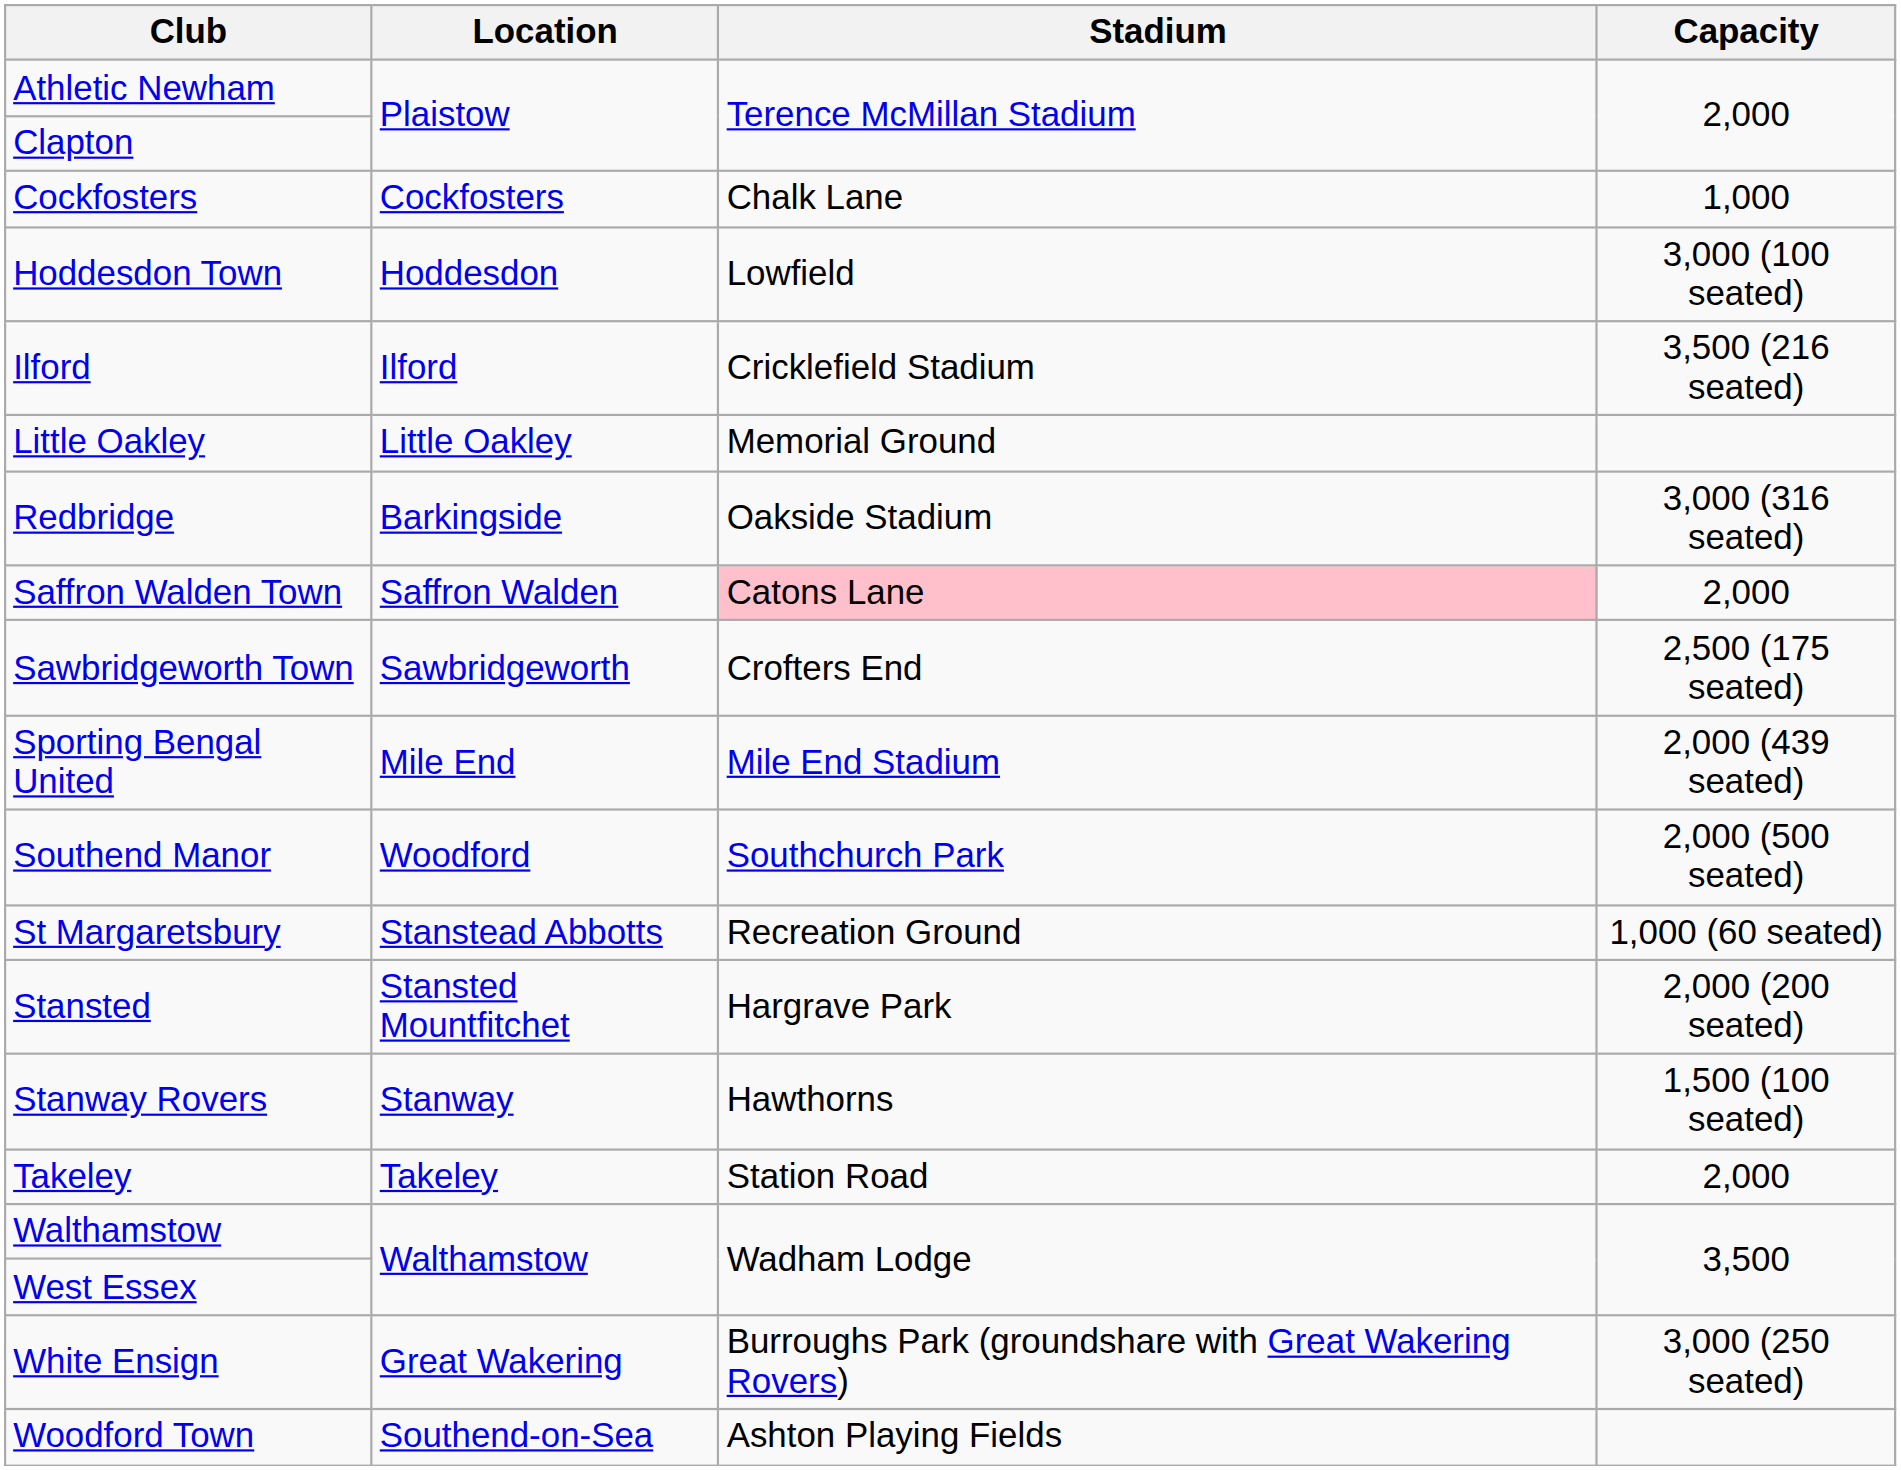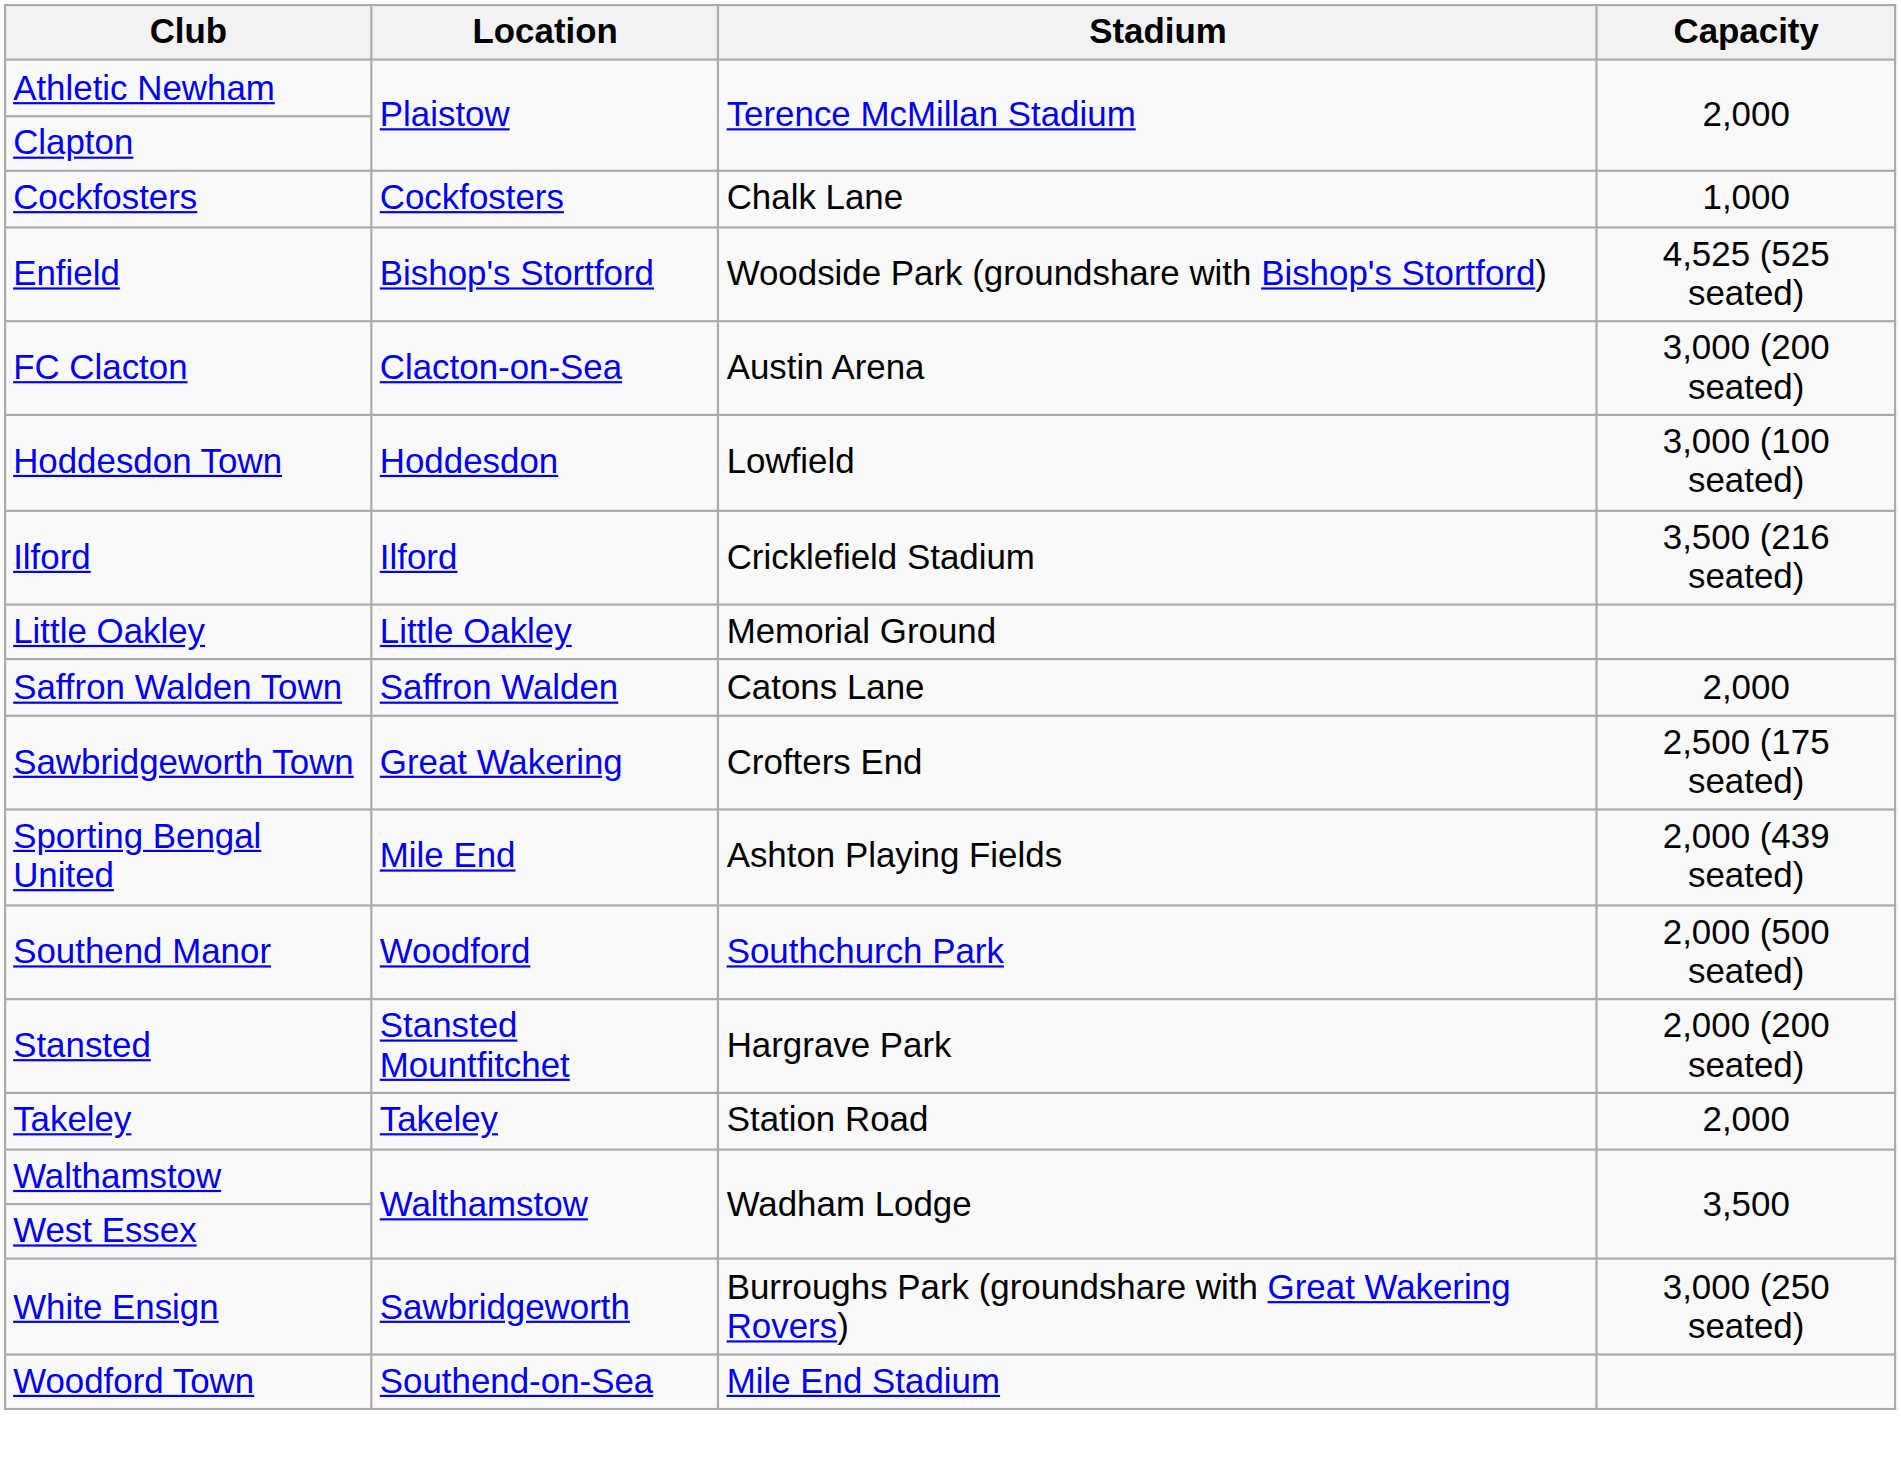+ row: (66, 273)
+ row: (100, 367)
- row: (94, 517)
(826, 592) pink background -> (826, 686) no background
(505, 667) Sawbridgeworth -> (501, 761) Great Wakering
(863, 761) Mile End Stadium -> (894, 856) Ashton Playing Fields
- row: (147, 931)
- row: (140, 1100)
(501, 1361) Great Wakering -> (505, 1306) Sawbridgeworth
(894, 1436) Ashton Playing Fields -> (863, 1381) Mile End Stadium
